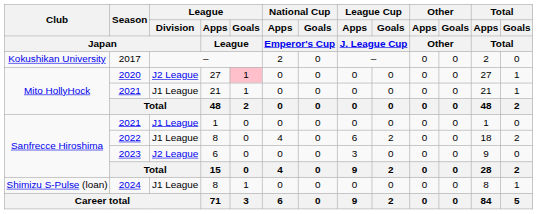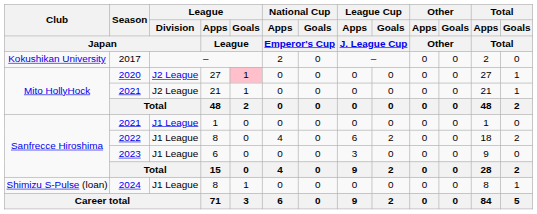(175, 91) J1 League -> (175, 91) J2 League
(175, 153) J2 League -> (175, 153) J1 League
